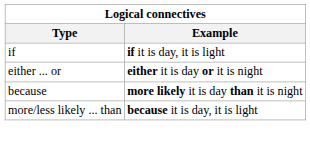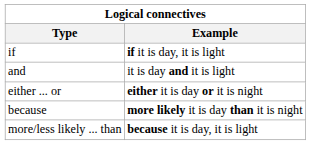+ row: (17, 71)
